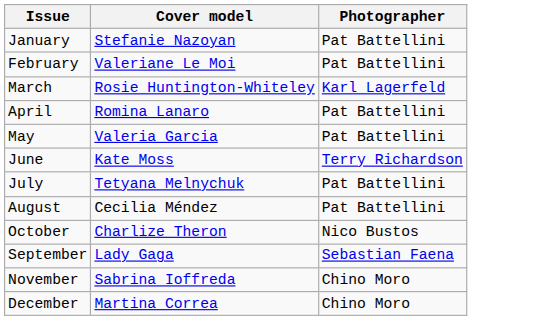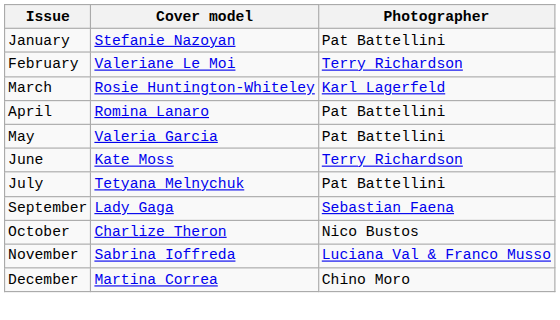(384, 64) Pat Battellini -> (392, 64) Terry Richardson
- row: (35, 208)
rows swapped: (48, 256) <-> (39, 232)
(366, 280) Chino Moro -> (436, 256) Luciana Val & Franco Musso
